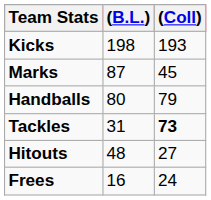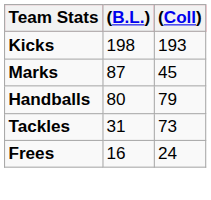(168, 126) bold -> (168, 126) normal
- row: (38, 153)
